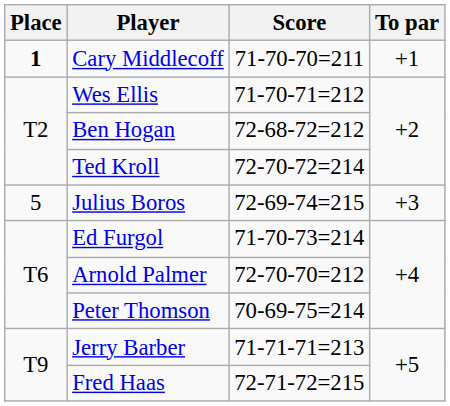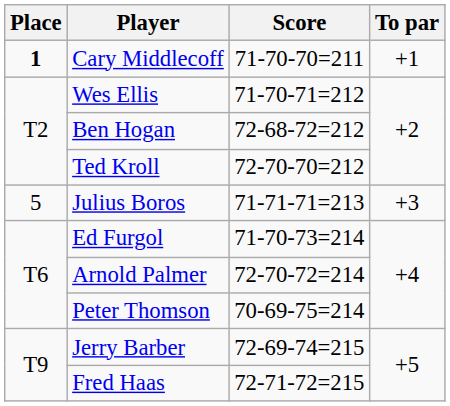(299, 166) 72-70-72=214 -> (299, 166) 72-70-70=212
(299, 202) 72-69-74=215 -> (299, 202) 71-71-71=213
(299, 274) 72-70-70=212 -> (299, 274) 72-70-72=214
(299, 346) 71-71-71=213 -> (299, 346) 72-69-74=215
